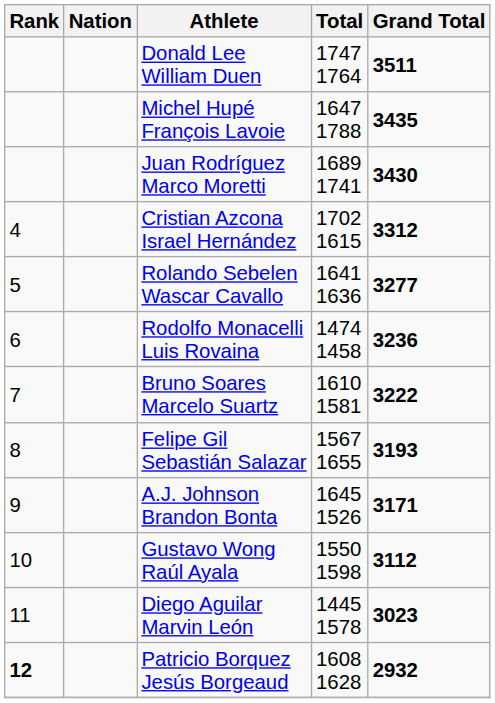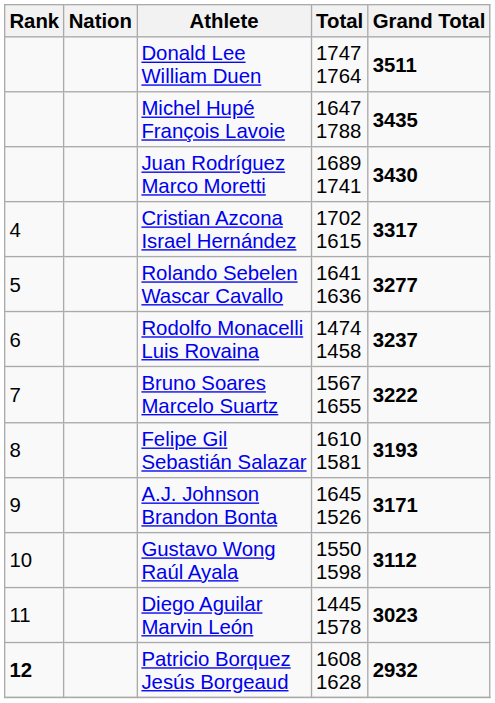(395, 230) 3312 -> (395, 230) 3317
(395, 340) 3236 -> (395, 340) 3237
(339, 395) 1610 1581 -> (339, 395) 1567 1655
(339, 450) 1567 1655 -> (339, 450) 1610 1581
